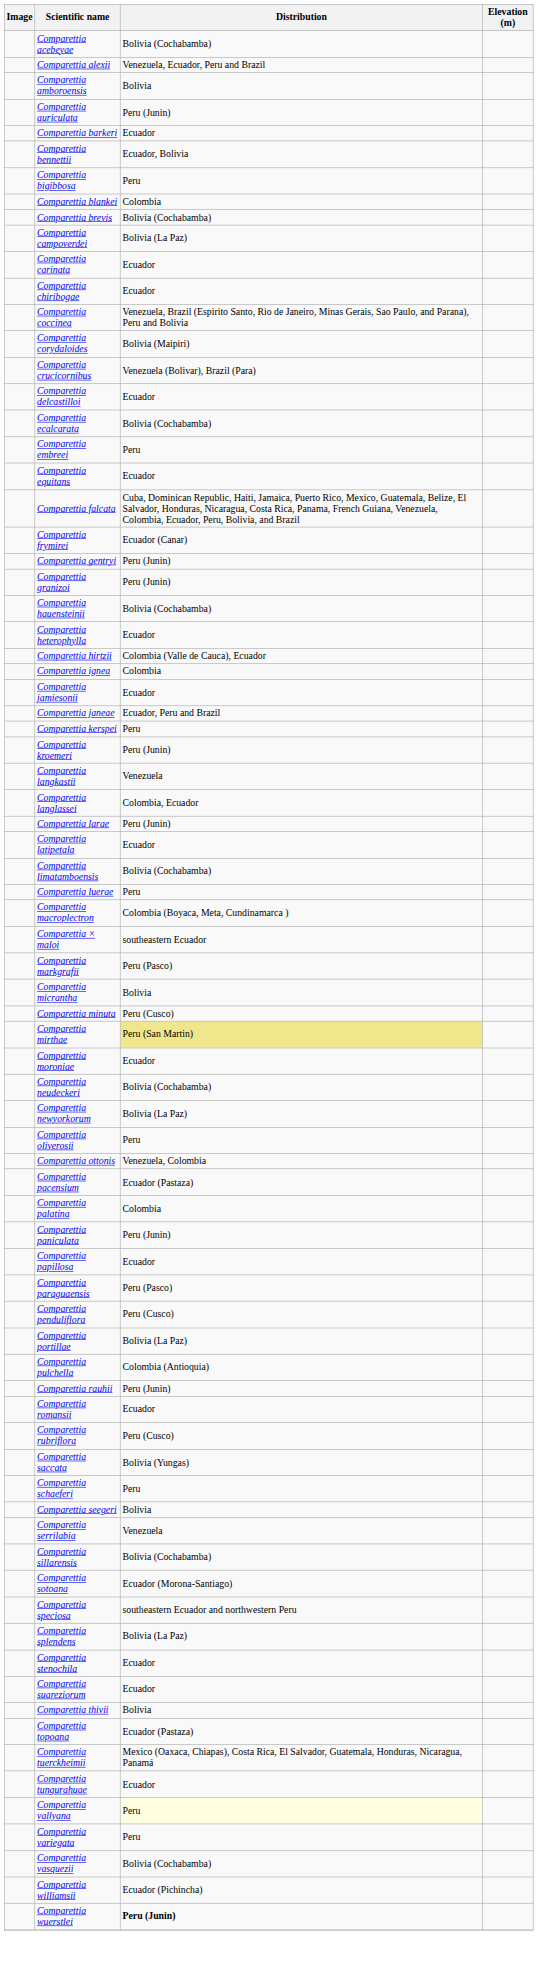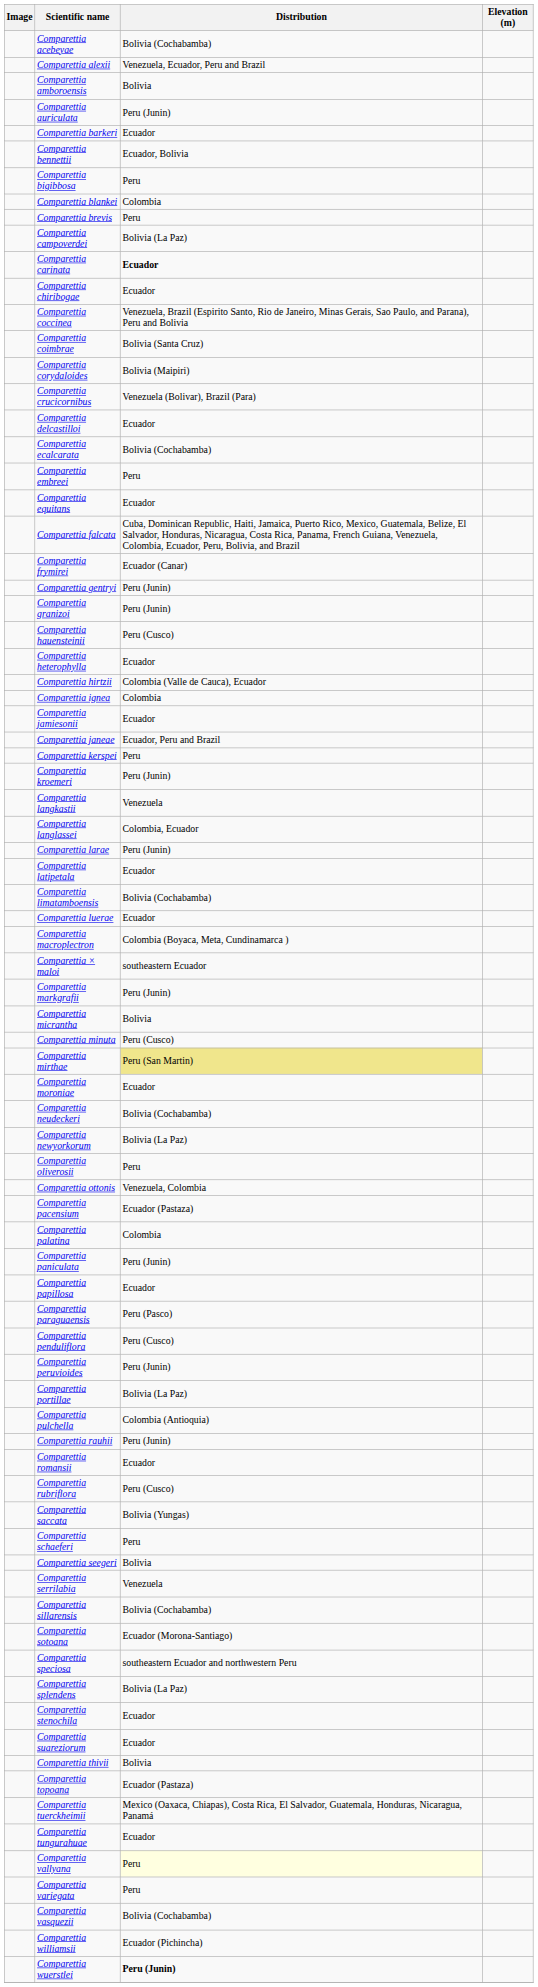(167, 217) Bolivia (Cochabamba) -> (131, 217) Peru
(139, 264) normal -> (140, 264) bold
+ row: (62, 344)
(167, 608) Bolivia (Cochabamba) -> (148, 635) Peru (Cusco)
(131, 892) Peru -> (139, 918) Ecuador
(147, 966) Peru (Pasco) -> (147, 992) Peru (Junin)
+ row: (62, 1367)
